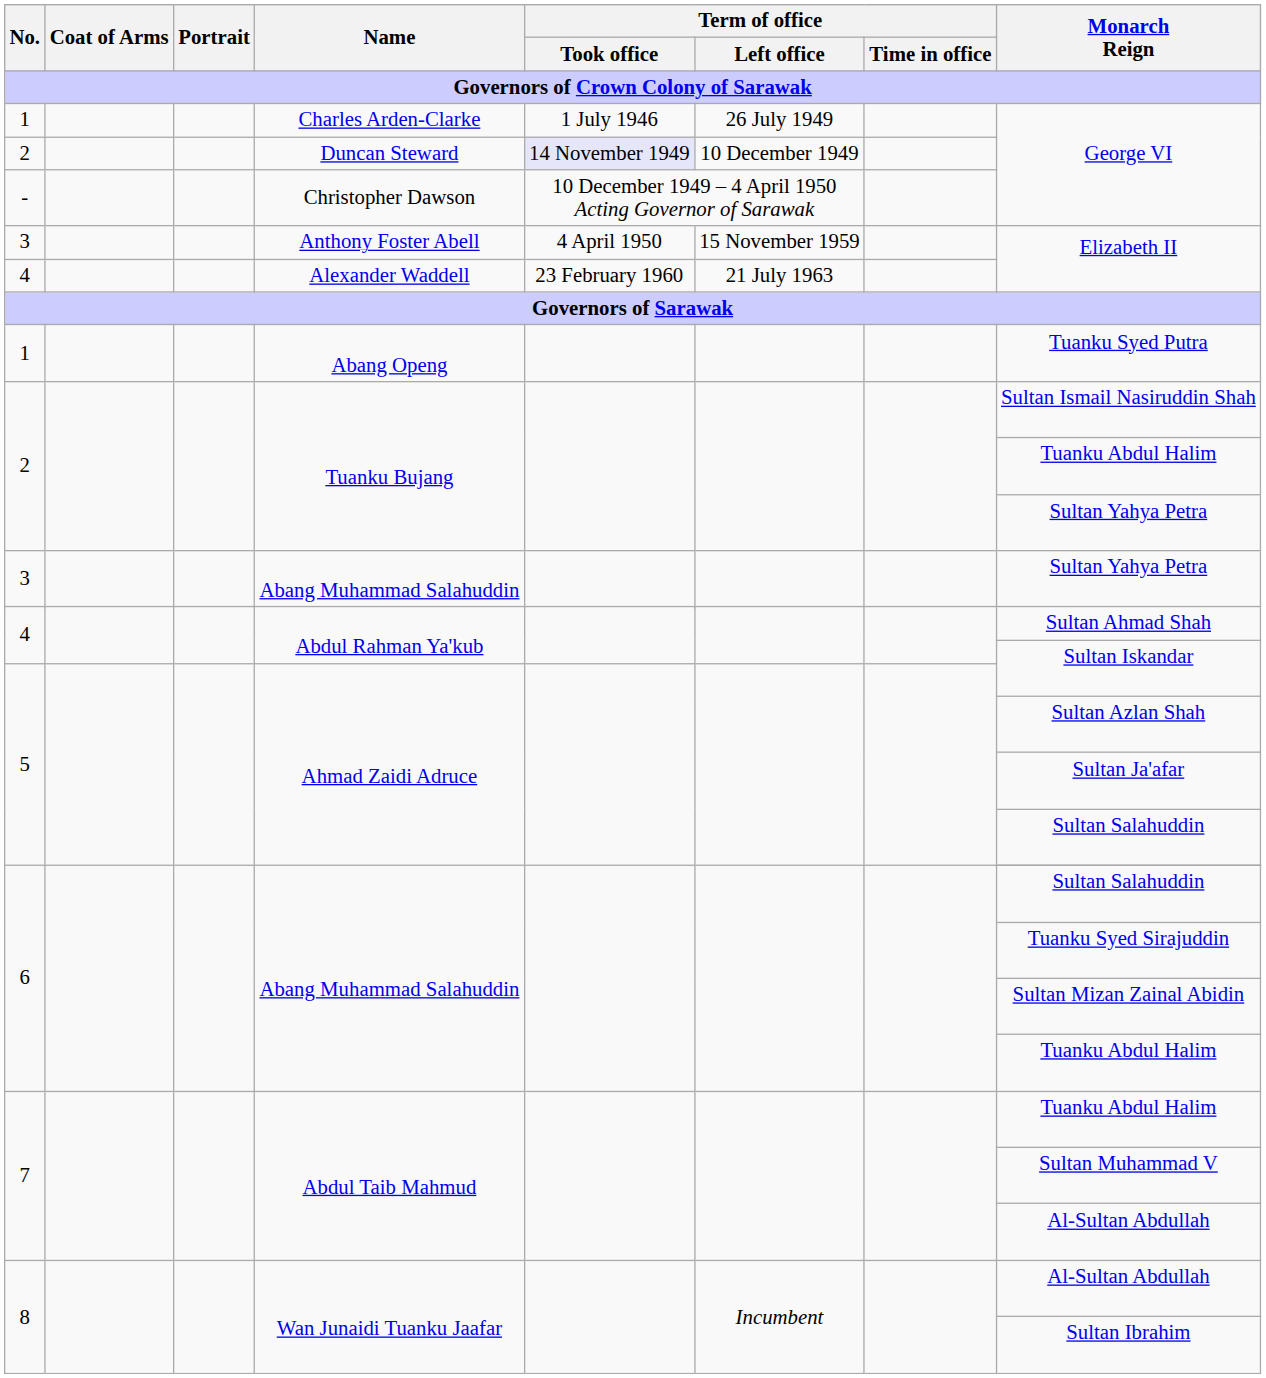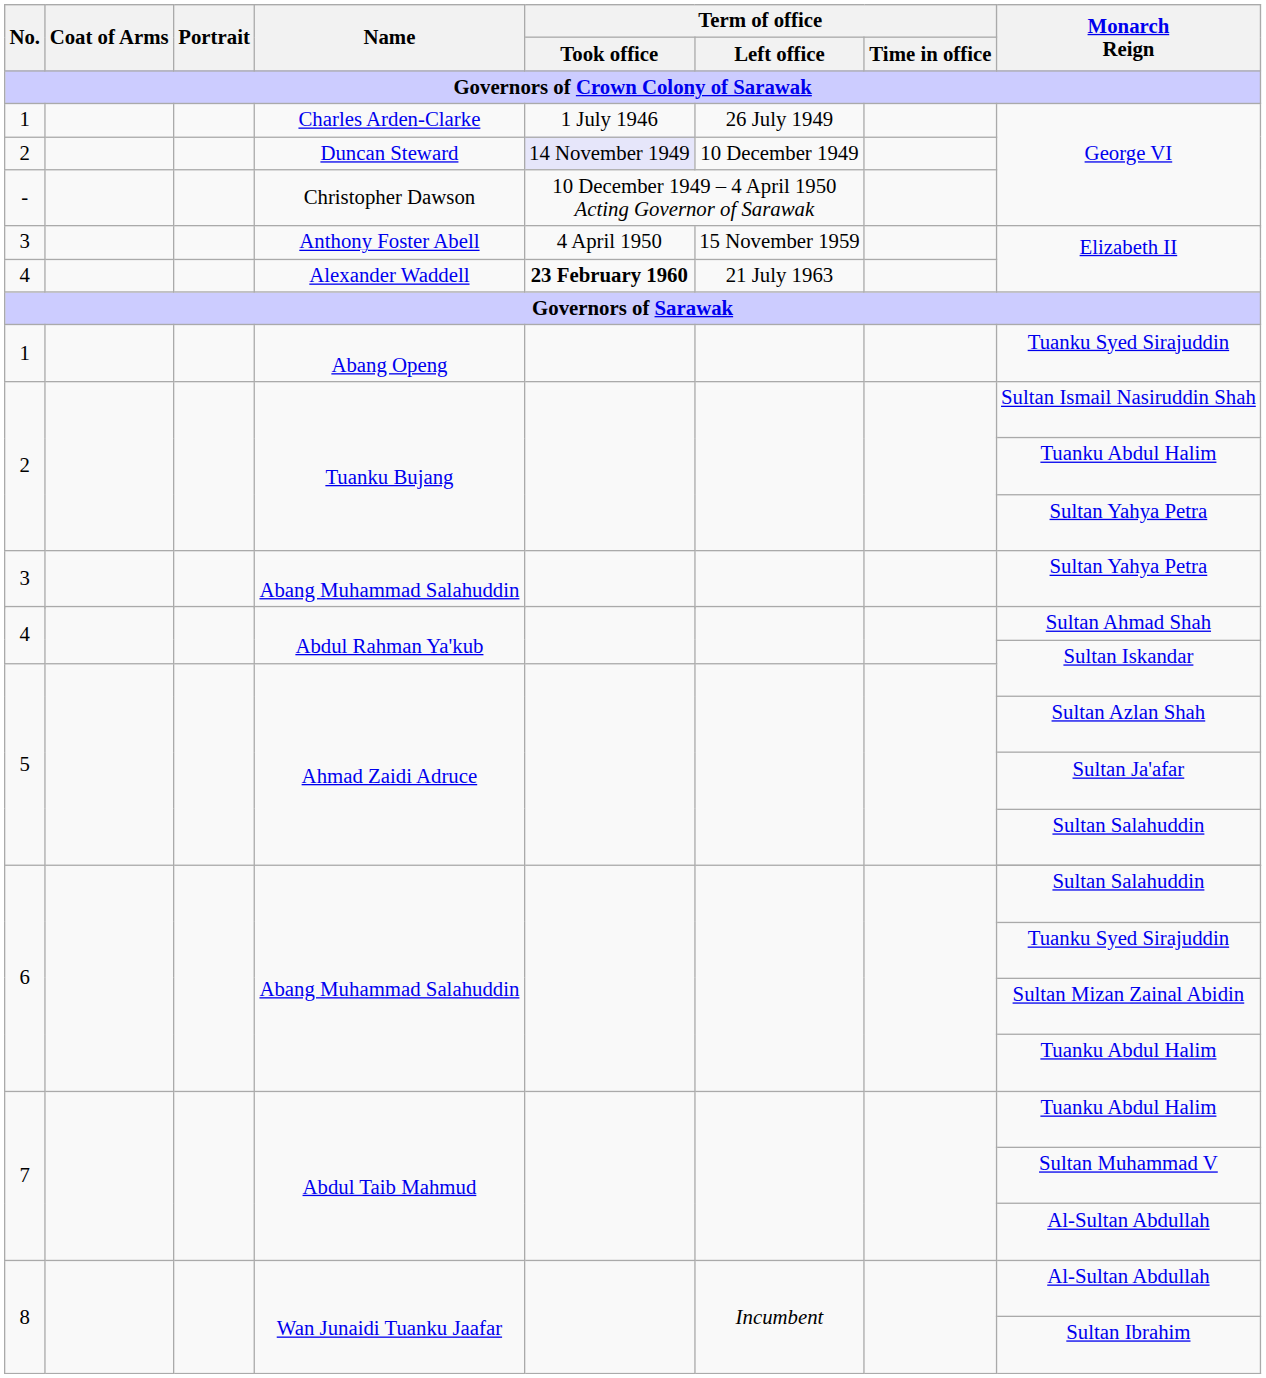(609, 275) normal -> (609, 275) bold
(1128, 341) Tuanku Syed Putra -> (1128, 341) Tuanku Syed Sirajuddin
